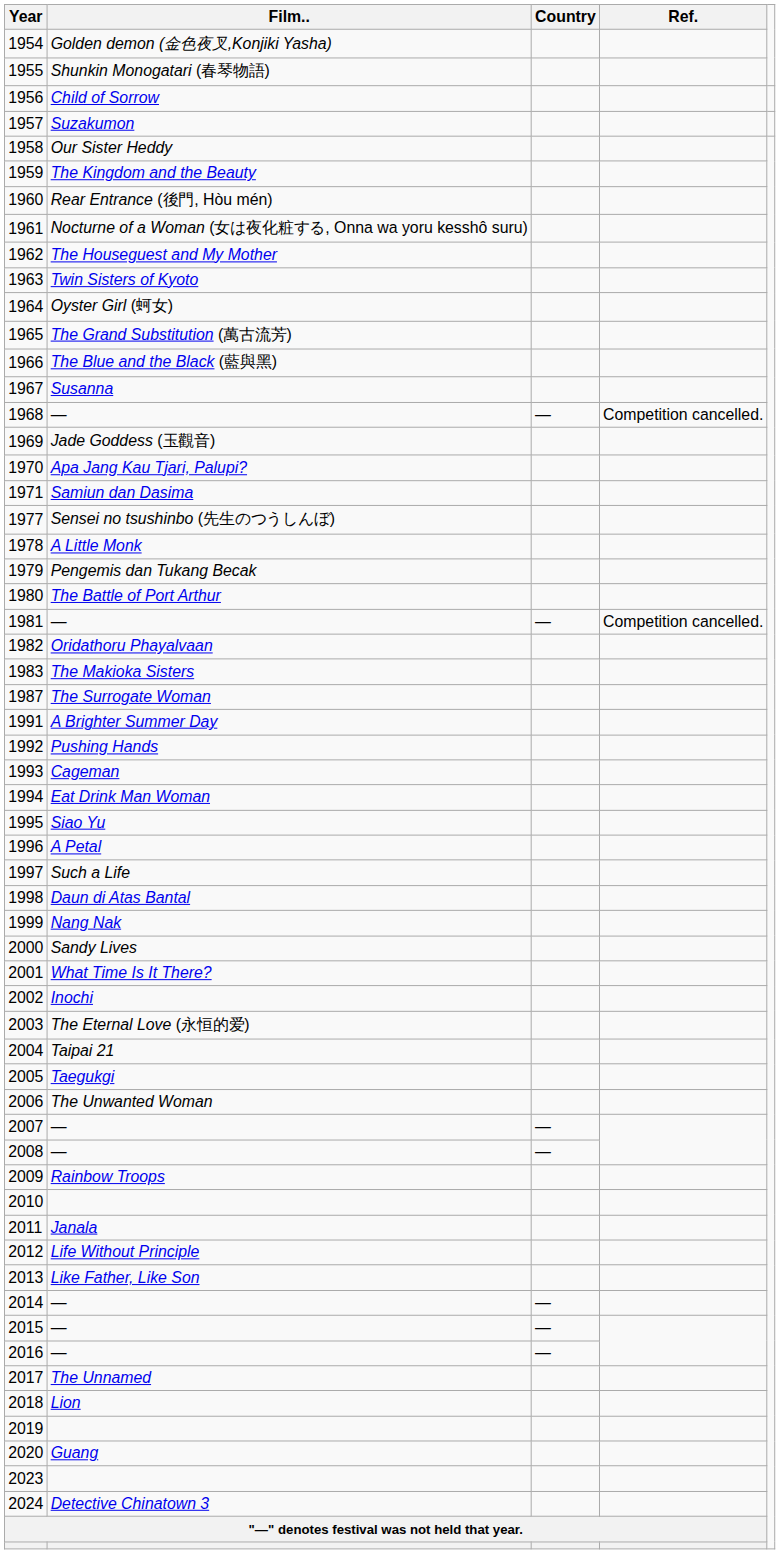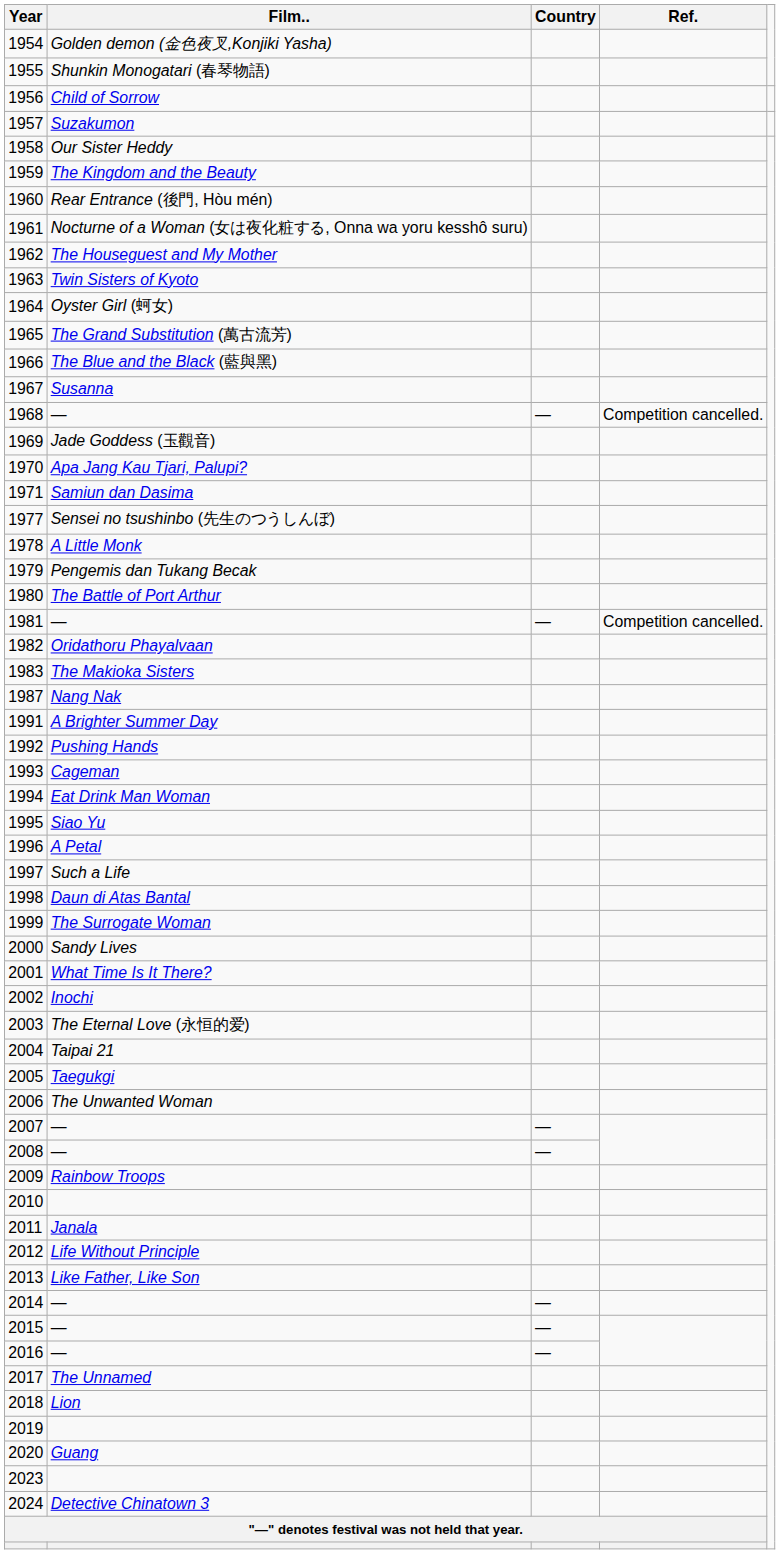(131, 696) The Surrogate Woman -> (86, 696) Nang Nak
(86, 923) Nang Nak -> (131, 923) The Surrogate Woman
